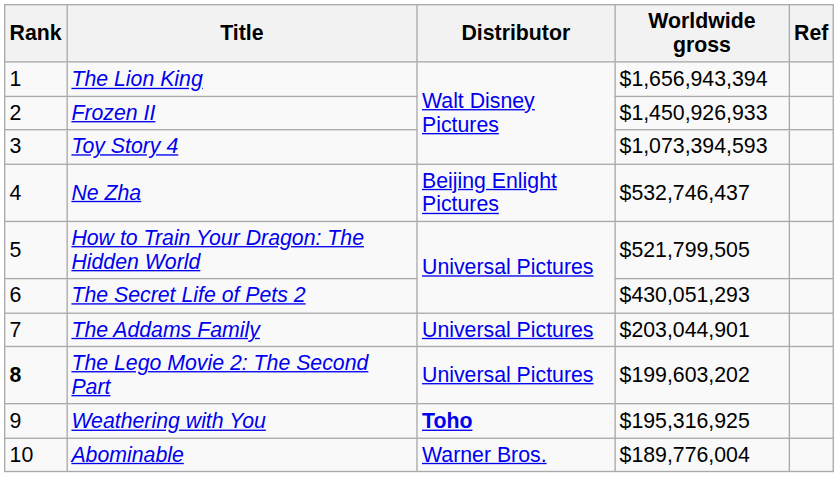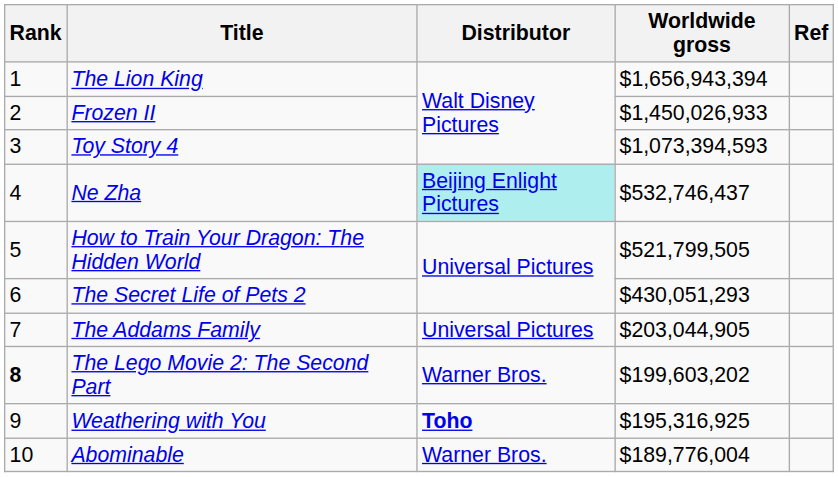(694, 112) $1,450,926,933 -> (694, 112) $1,450,026,933
(489, 192) no background -> (489, 192) paleturquoise background
(685, 329) $203,044,901 -> (685, 329) $203,044,905
(508, 375) Universal Pictures -> (484, 375) Warner Bros.
